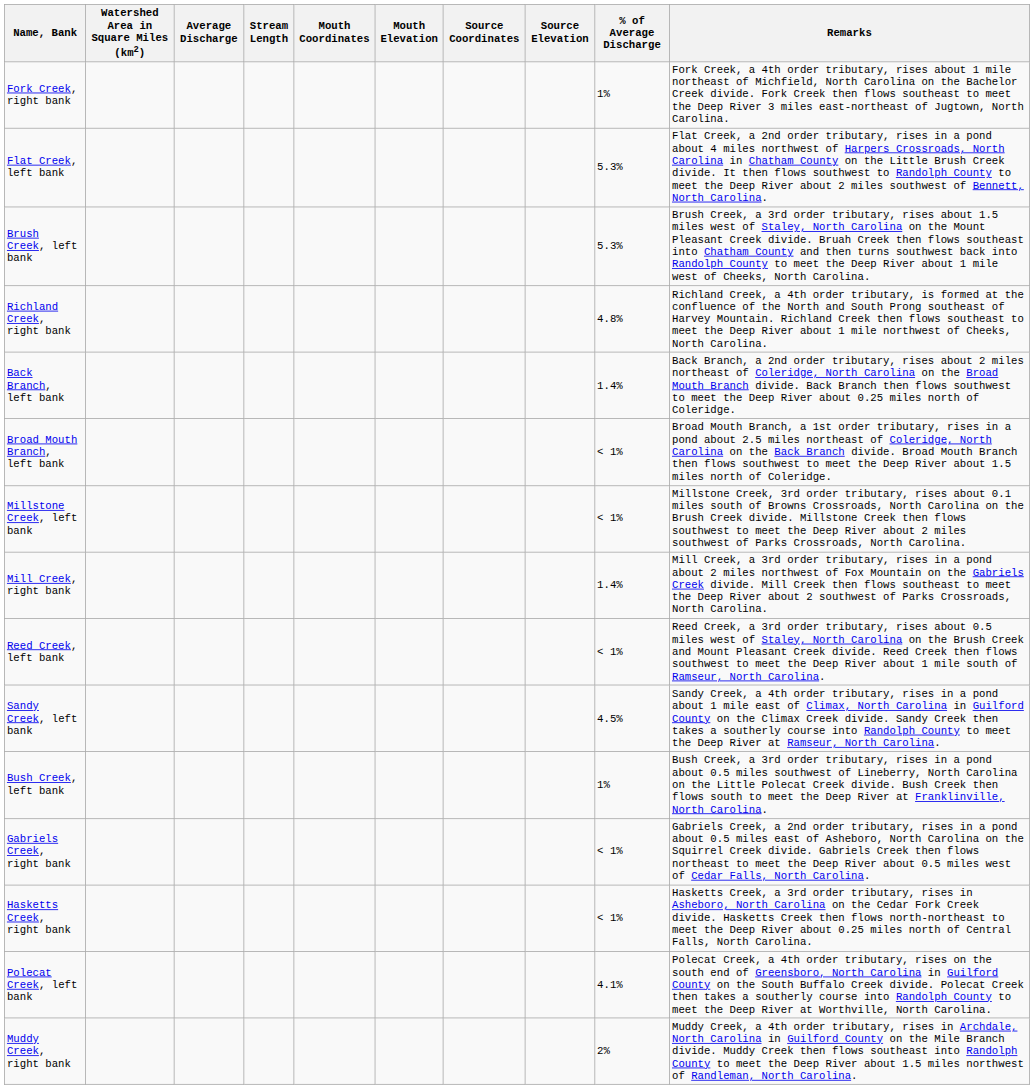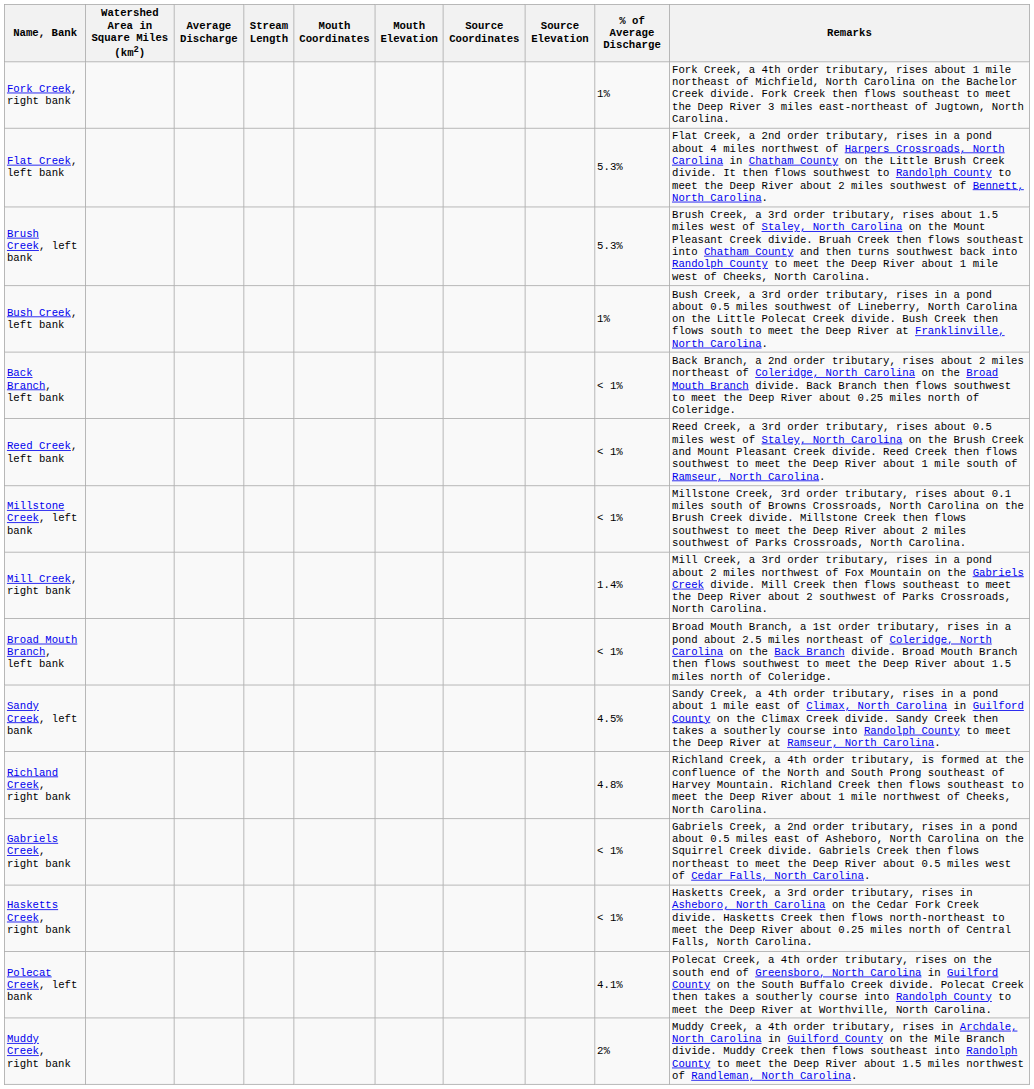rows swapped: (39, 319) <-> (42, 785)
(610, 386) 1.4% -> (610, 386) < 1%
rows swapped: (42, 452) <-> (42, 652)
